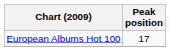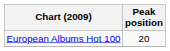(144, 38) 17 -> (144, 38) 20
